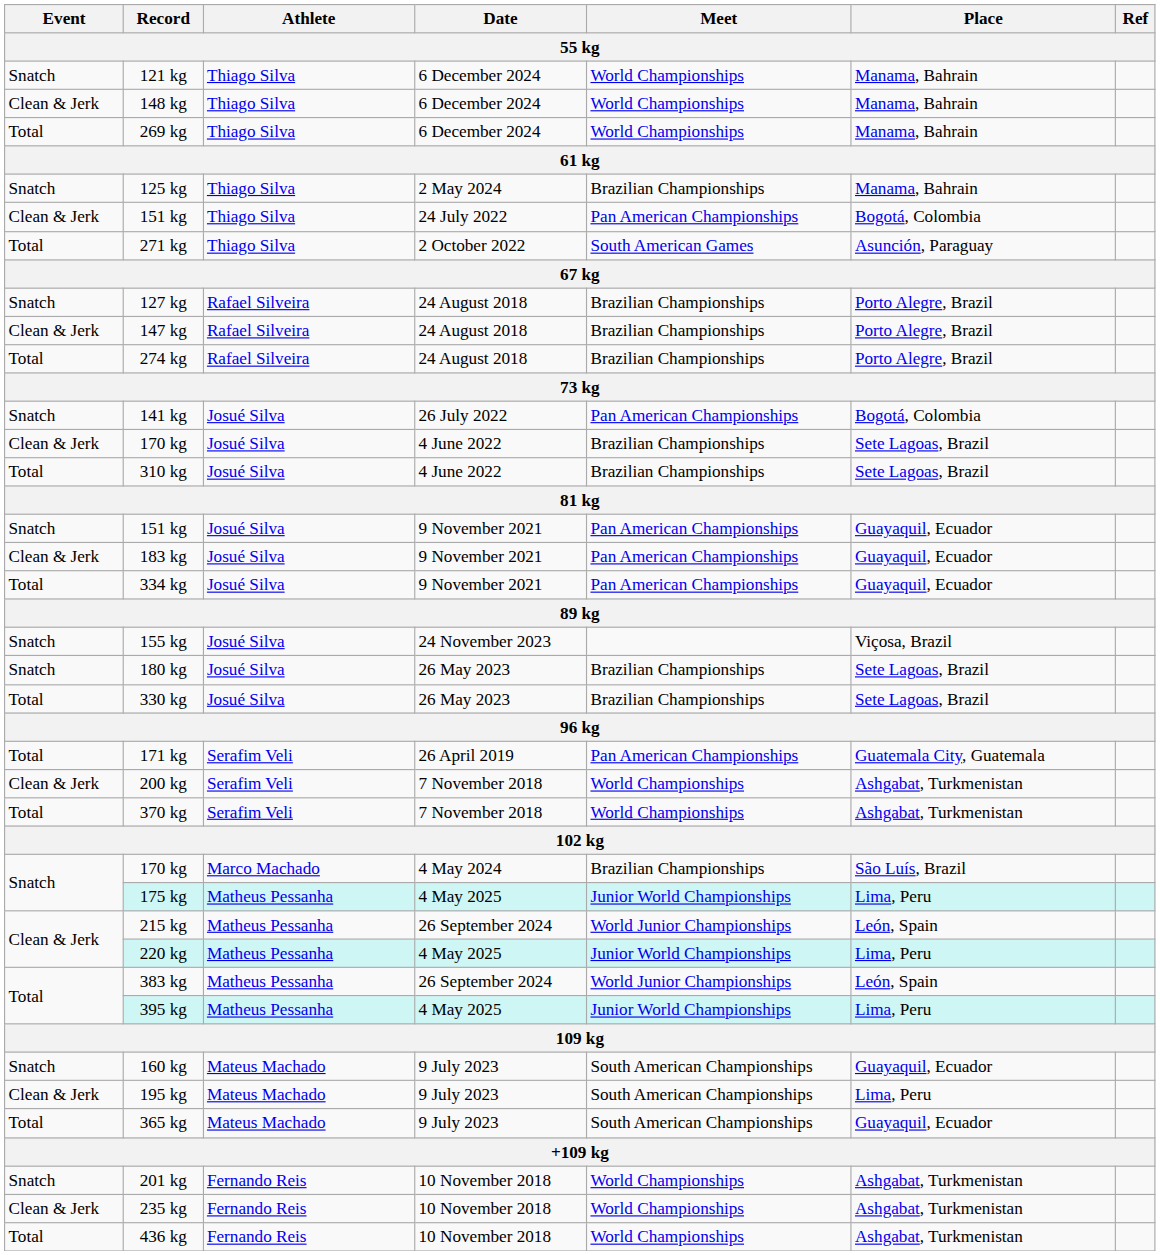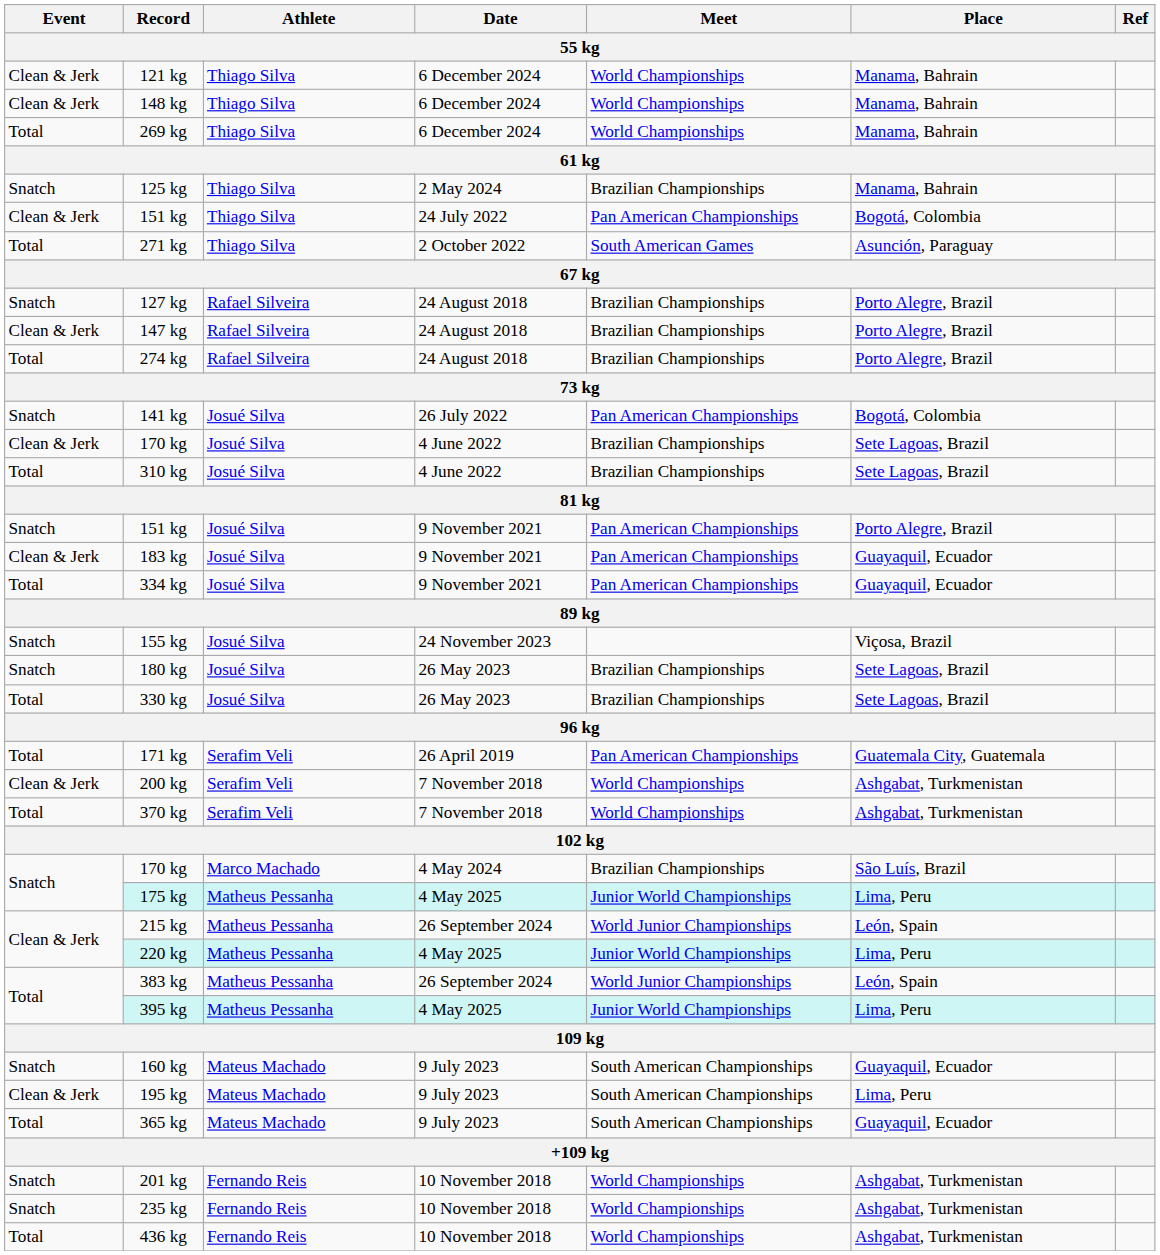(32, 75) Snatch -> (54, 75) Clean & Jerk
(924, 528) Guayaquil, Ecuador -> (924, 528) Porto Alegre, Brazil
(54, 1208) Clean & Jerk -> (32, 1208) Snatch
